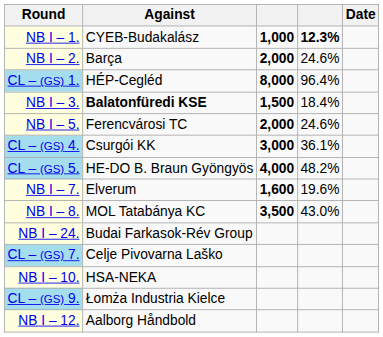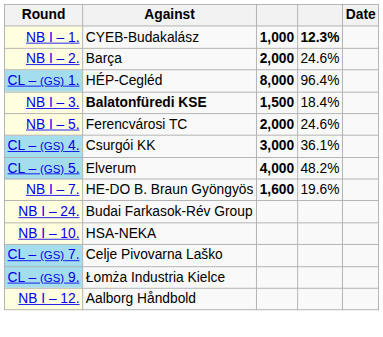(170, 168) HE-DO B. Braun Gyöngyös -> (111, 168) Elverum
(111, 189) Elverum -> (170, 189) HE-DO B. Braun Gyöngyös
- row: (53, 211)
rows swapped: (44, 255) <-> (49, 277)
